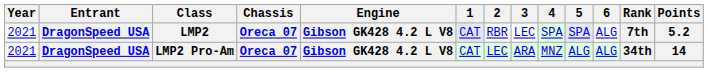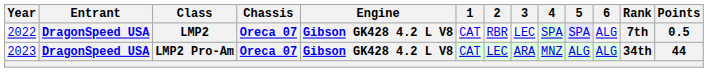(22, 33) 2021 -> (22, 33) 2022
(470, 33) lavender background -> (470, 33) no background
(679, 33) 5.2 -> (679, 33) 0.5
(22, 52) 2021 -> (22, 52) 2023
(679, 52) 14 -> (679, 52) 44
